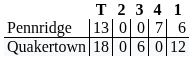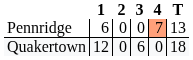columns swapped: (178, 10) <-> (101, 10)
(159, 28) no background -> (159, 28) lightsalmon background
